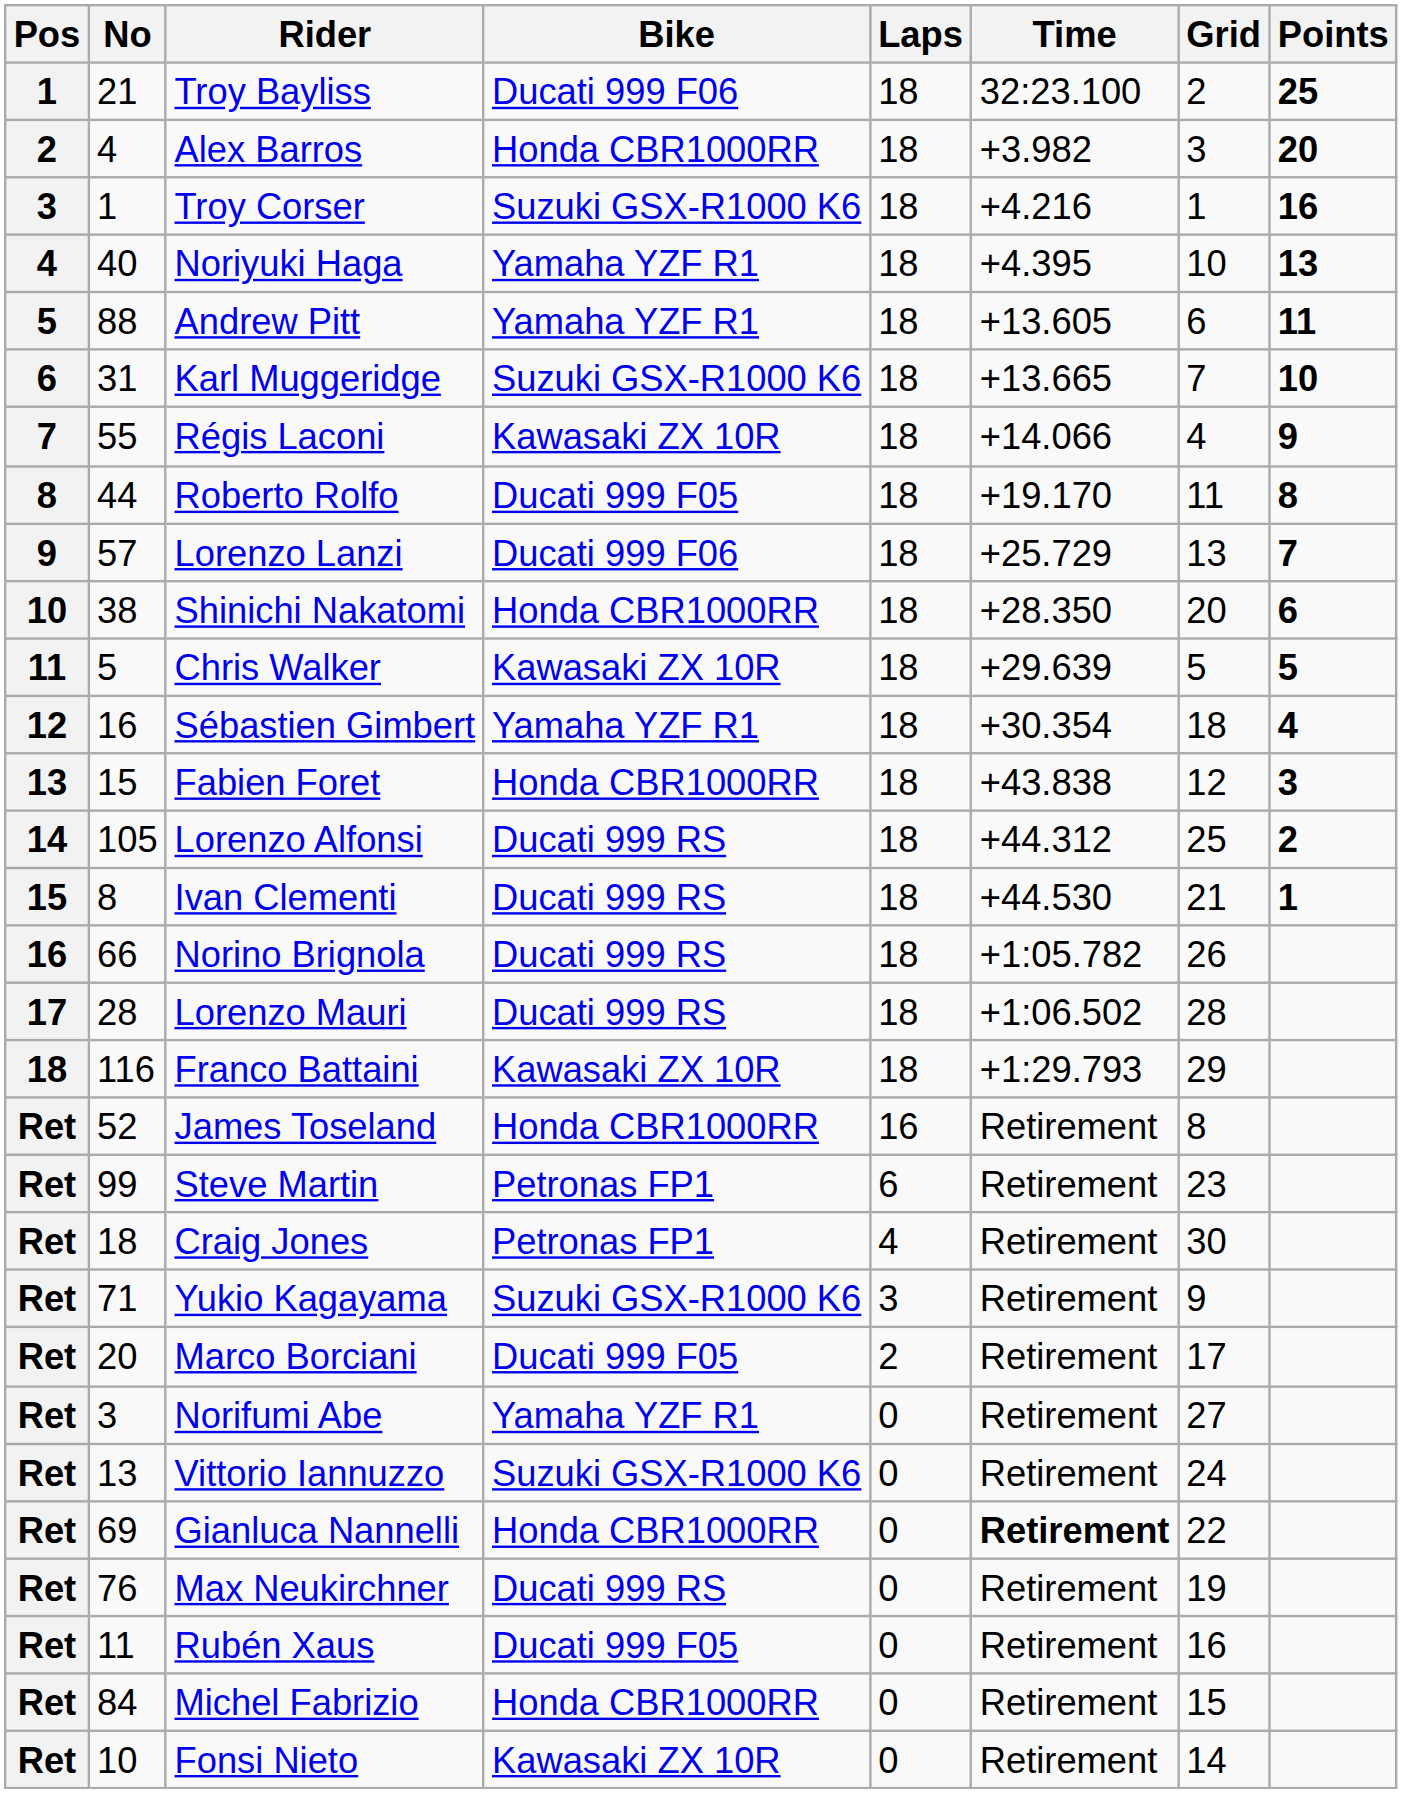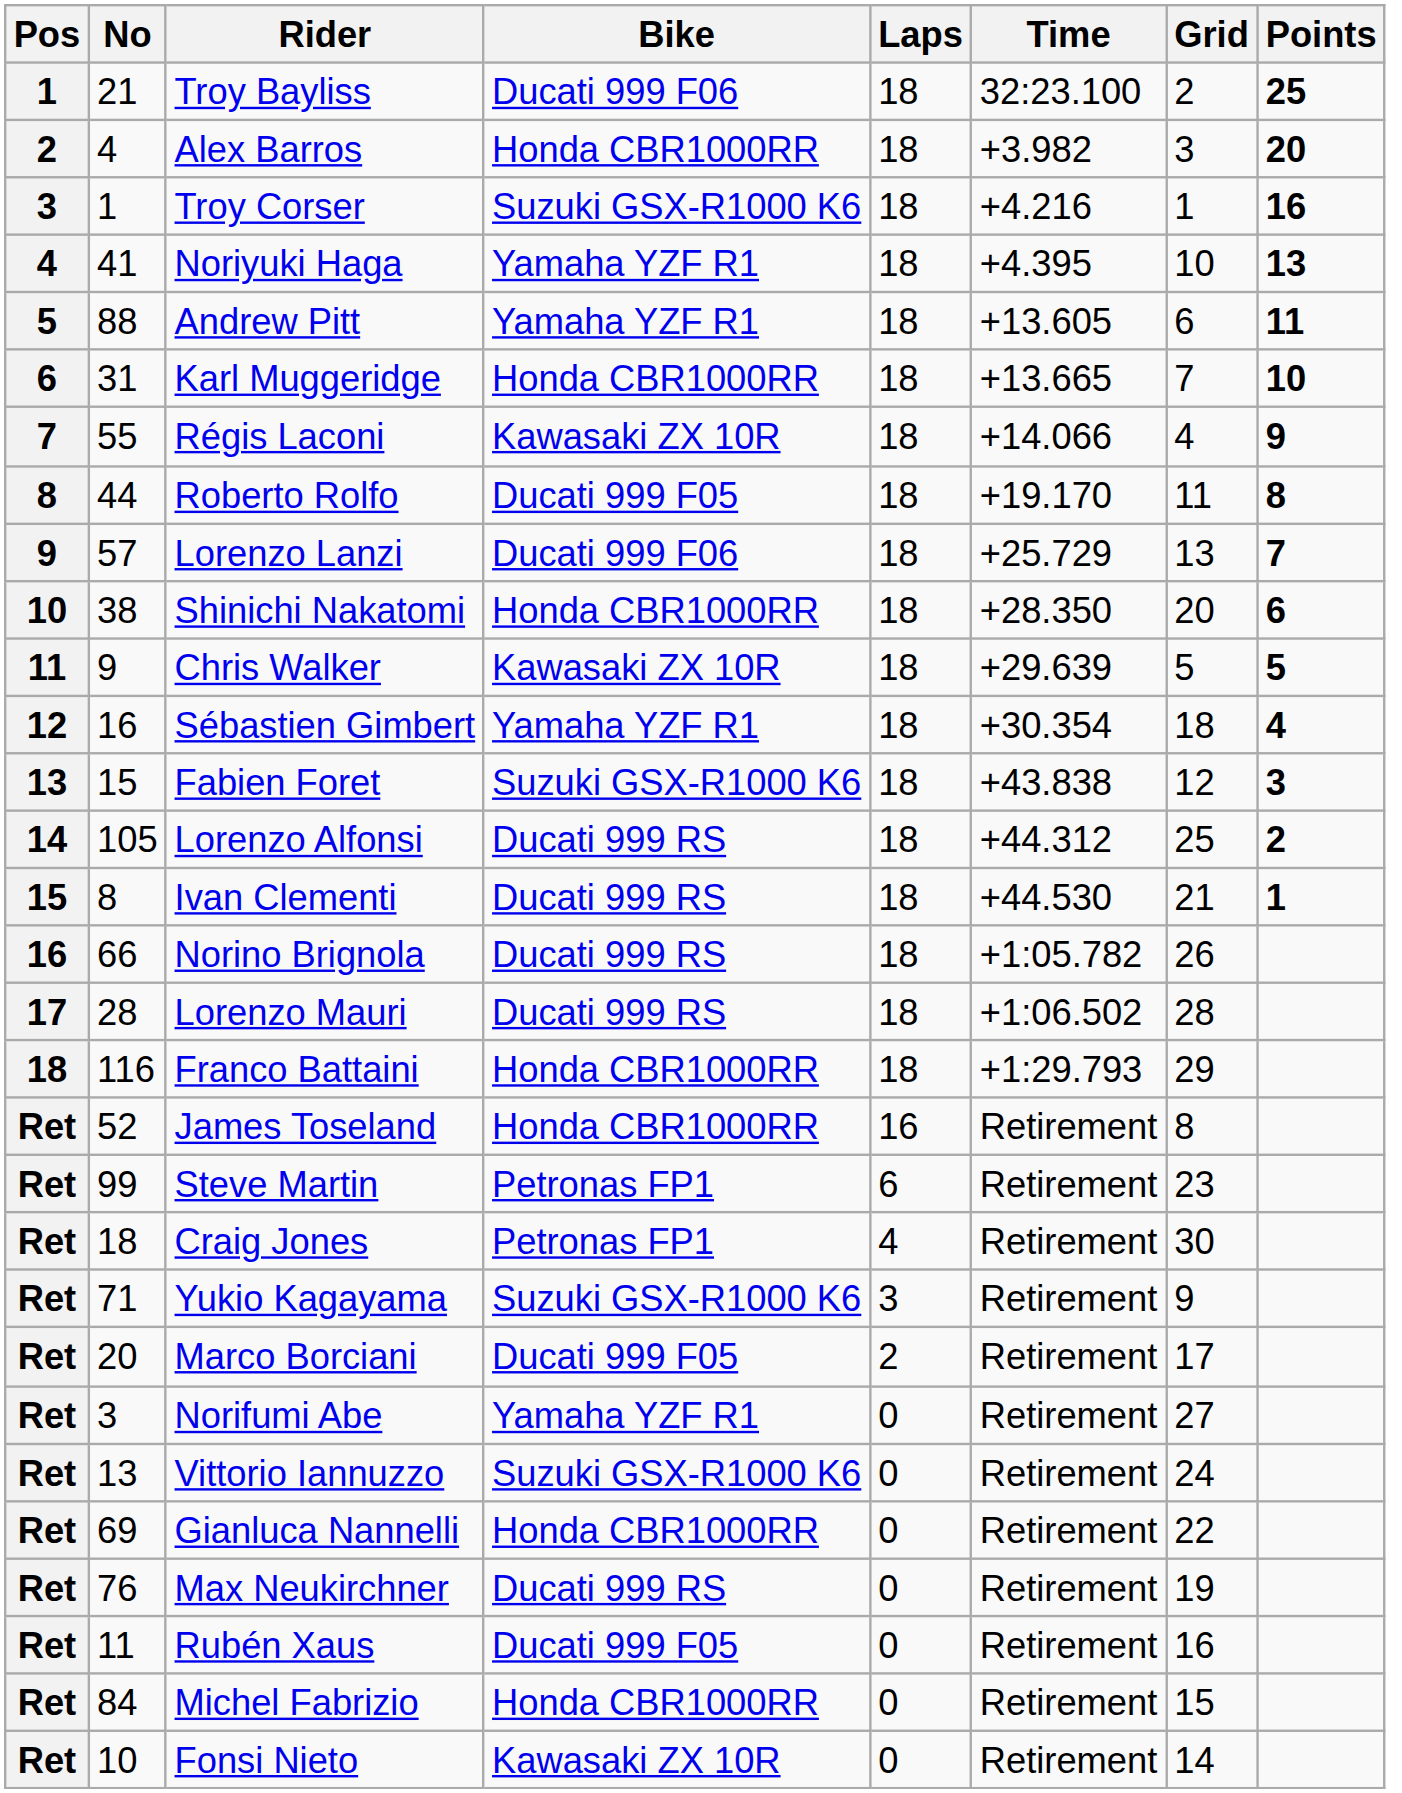(117, 264) 40 -> (117, 264) 41
(677, 379) Suzuki GSX-R1000 K6 -> (655, 379) Honda CBR1000RR
(107, 667) 5 -> (107, 667) 9
(655, 782) Honda CBR1000RR -> (677, 782) Suzuki GSX-R1000 K6
(636, 1069) Kawasaki ZX 10R -> (655, 1069) Honda CBR1000RR
(1075, 1529) bold -> (1069, 1529) normal
